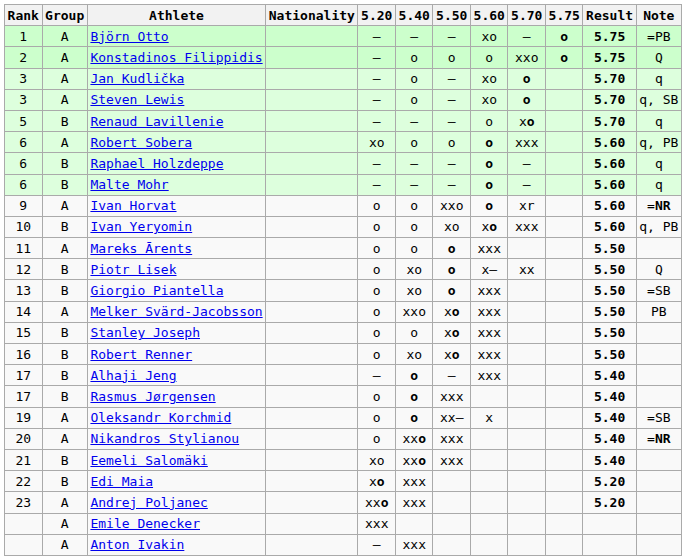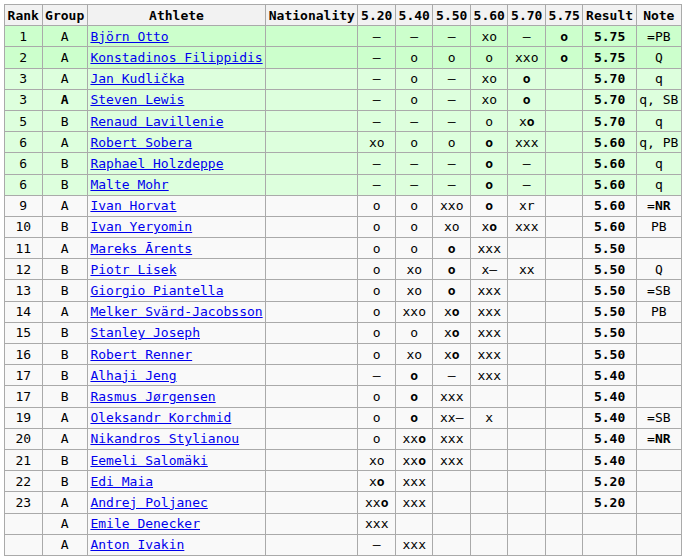(65, 100) normal -> (65, 100) bold
(659, 227) q, PB -> (659, 227) PB
